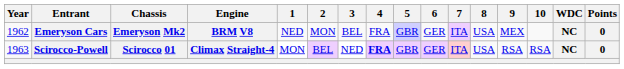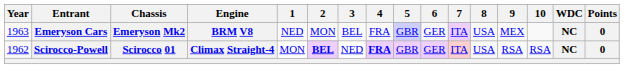(18, 31) 1962 -> (18, 31) 1963
(18, 50) 1963 -> (18, 50) 1962
(323, 50) normal -> (323, 50) bold
